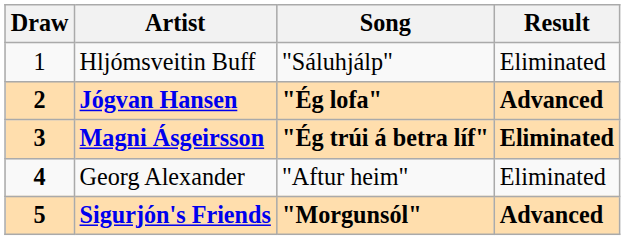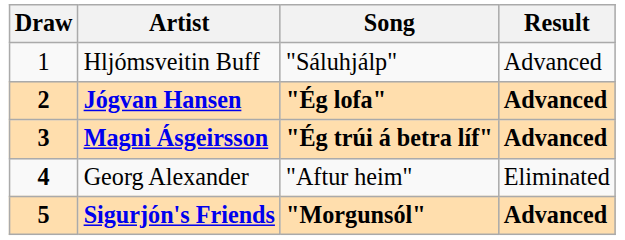(553, 61) Eliminated -> (553, 61) Advanced
(557, 138) Eliminated -> (556, 138) Advanced
